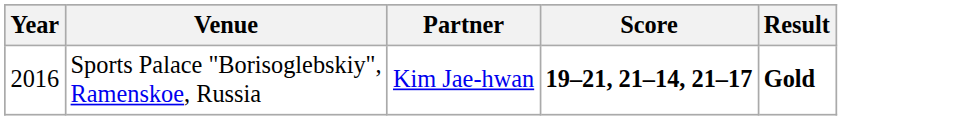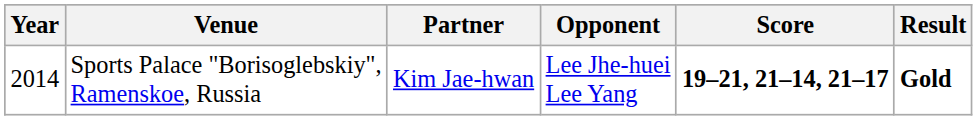+ column: (608, 24)
(35, 79) 2016 -> (35, 79) 2014
